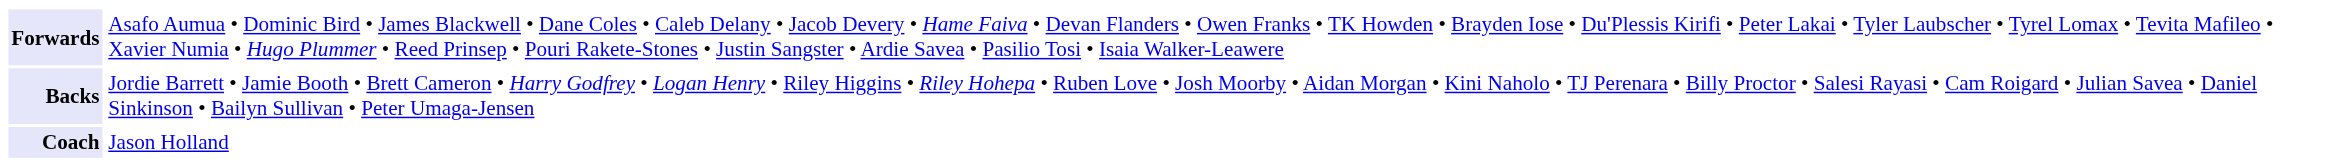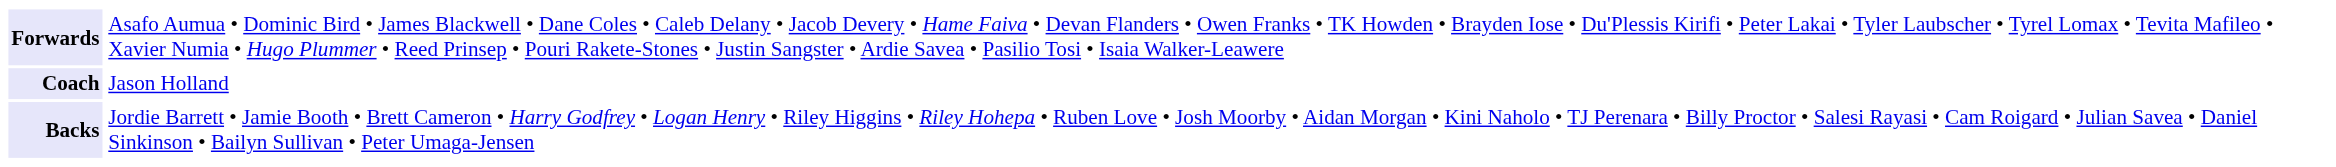rows swapped: (72, 95) <-> (71, 142)
